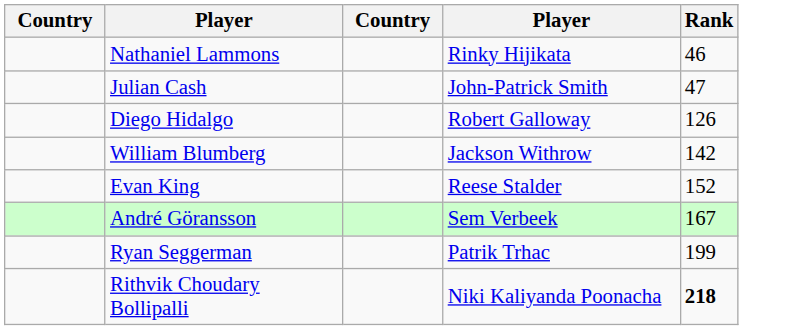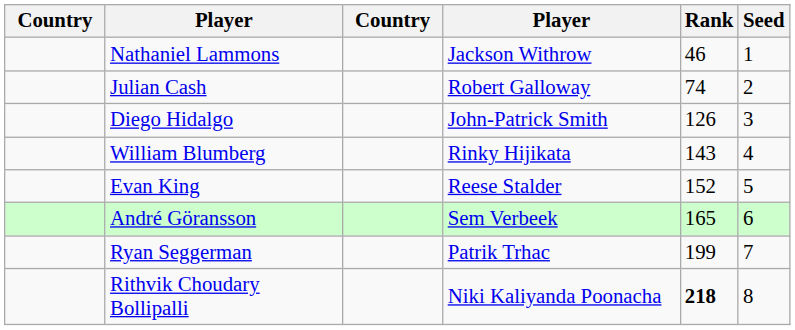+ column: (764, 20)
(509, 53) Rinky Hijikata -> (520, 53) Jackson Withrow
(528, 86) John-Patrick Smith -> (519, 86) Robert Galloway
(695, 86) 47 -> (695, 86) 74
(519, 119) Robert Galloway -> (528, 119) John-Patrick Smith
(520, 152) Jackson Withrow -> (509, 152) Rinky Hijikata
(700, 152) 142 -> (700, 152) 143
(700, 218) 167 -> (700, 218) 165
